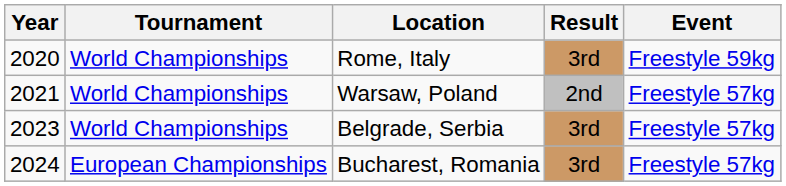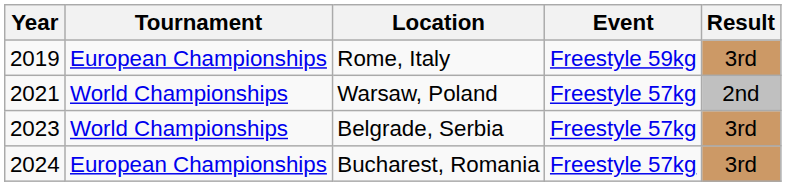columns swapped: (584, 23) <-> (702, 23)
(35, 58) 2020 -> (35, 58) 2019
(179, 58) World Championships -> (198, 58) European Championships
